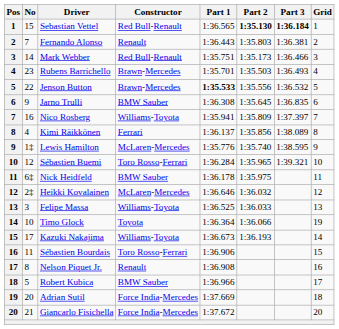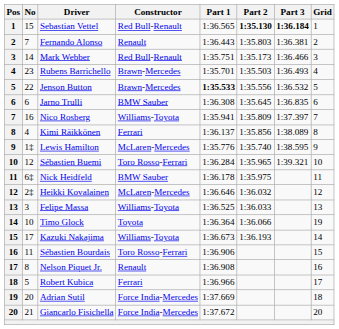(27, 101) 9 -> (27, 101) 6
(143, 282) BMW Sauber -> (130, 282) Ferrari
